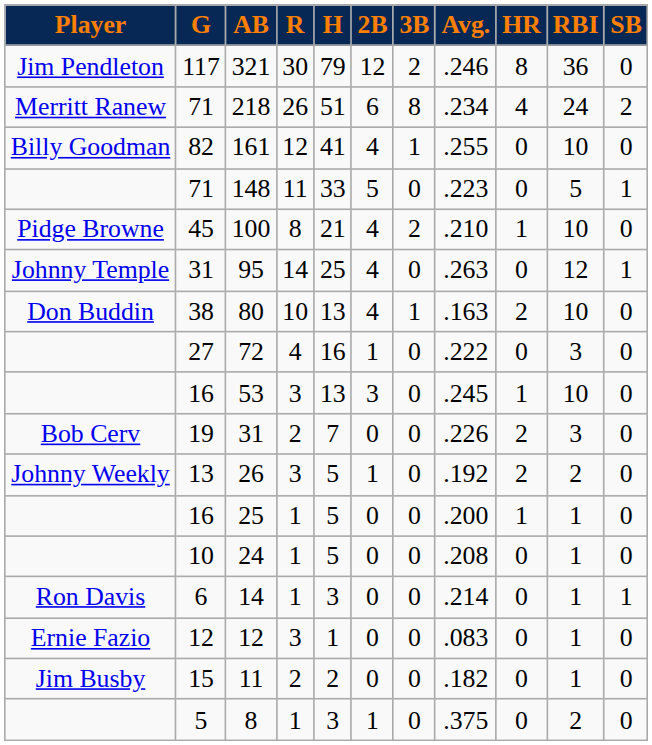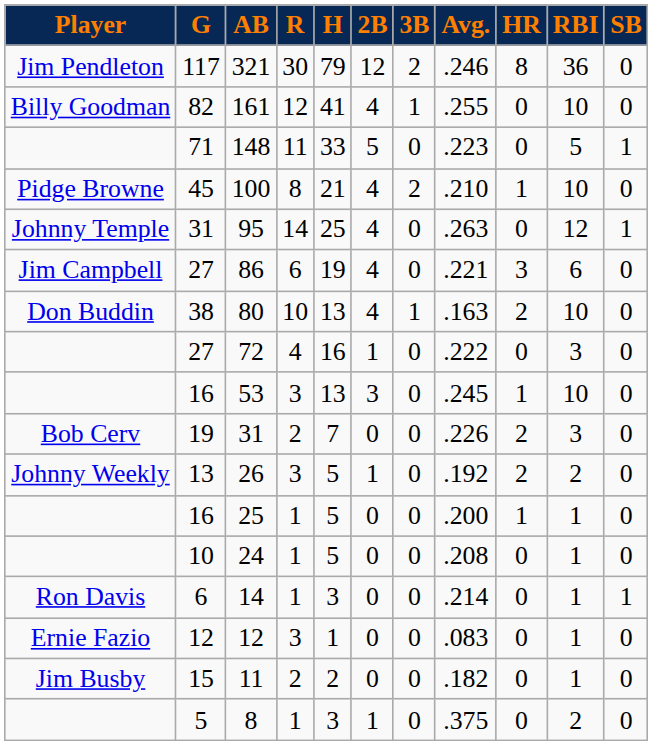- row: (251, 106)
+ row: (251, 270)
